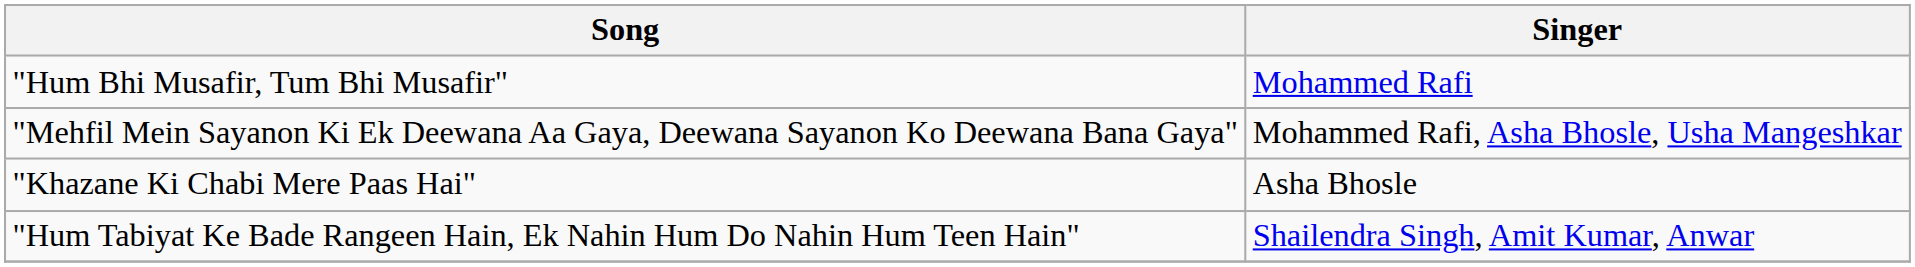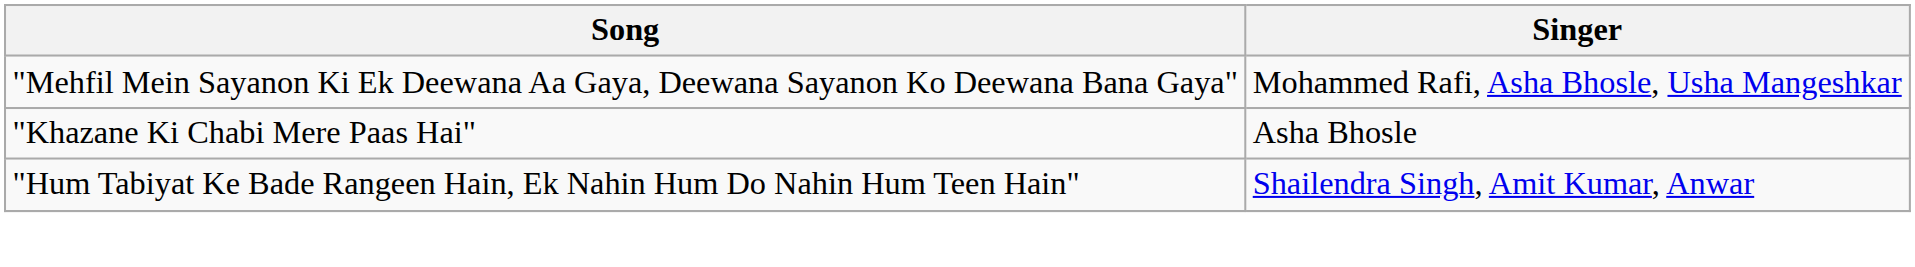- row: (260, 81)
